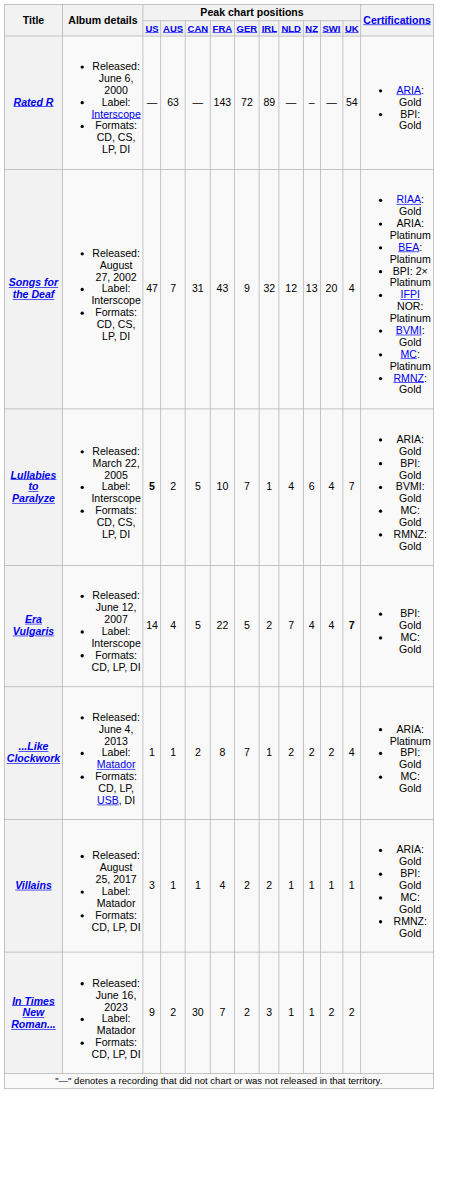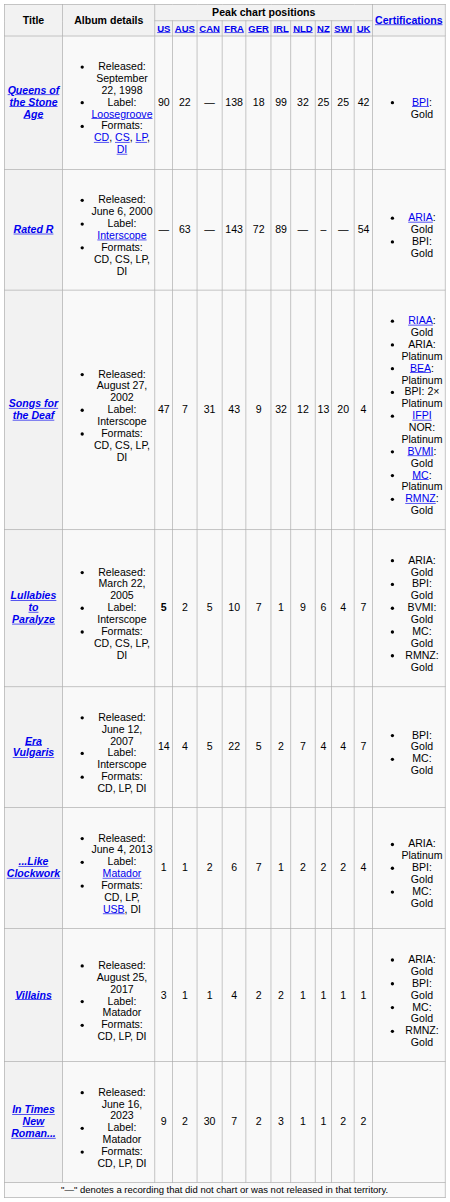+ row: (33, 102)
(291, 487) 4 -> (303, 608) 9
(352, 626) bold -> (363, 747) normal
(222, 753) 8 -> (234, 868) 6
